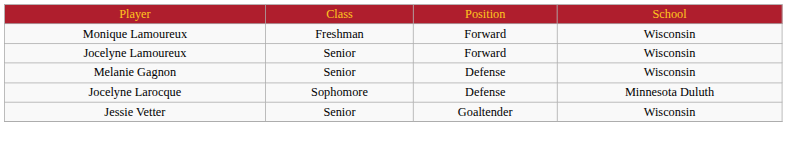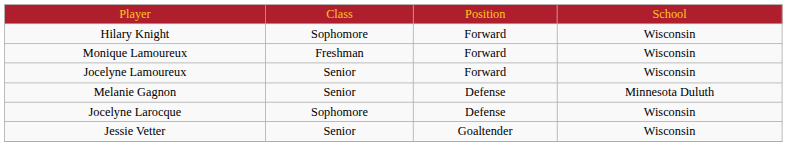+ row: (135, 33)
(670, 72) Wisconsin -> (670, 92) Minnesota Duluth
(670, 92) Minnesota Duluth -> (670, 111) Wisconsin
